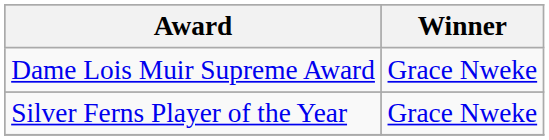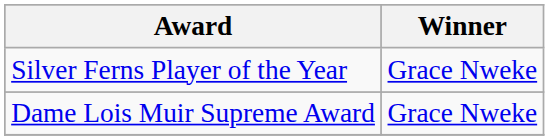rows swapped: (193, 69) <-> (179, 112)
